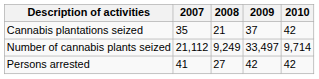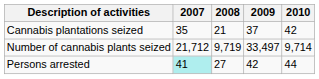(192, 47) 21,112 -> (192, 47) 21,712
(227, 47) 9,249 -> (228, 47) 9,719
(182, 64) no background -> (182, 64) paleturquoise background
(290, 64) 42 -> (291, 64) 44
